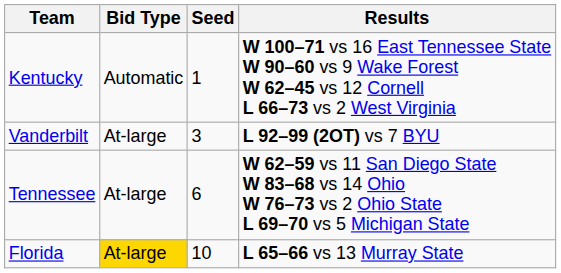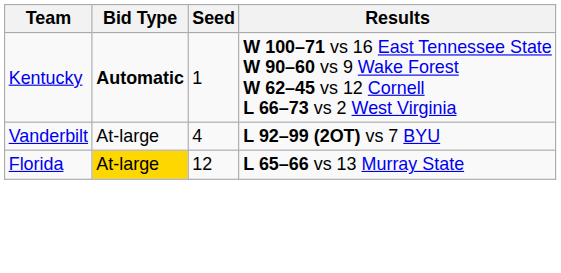(143, 77) normal -> (140, 77) bold
(197, 136) 3 -> (197, 136) 4
- row: (52, 194)
(202, 253) 10 -> (202, 164) 12
